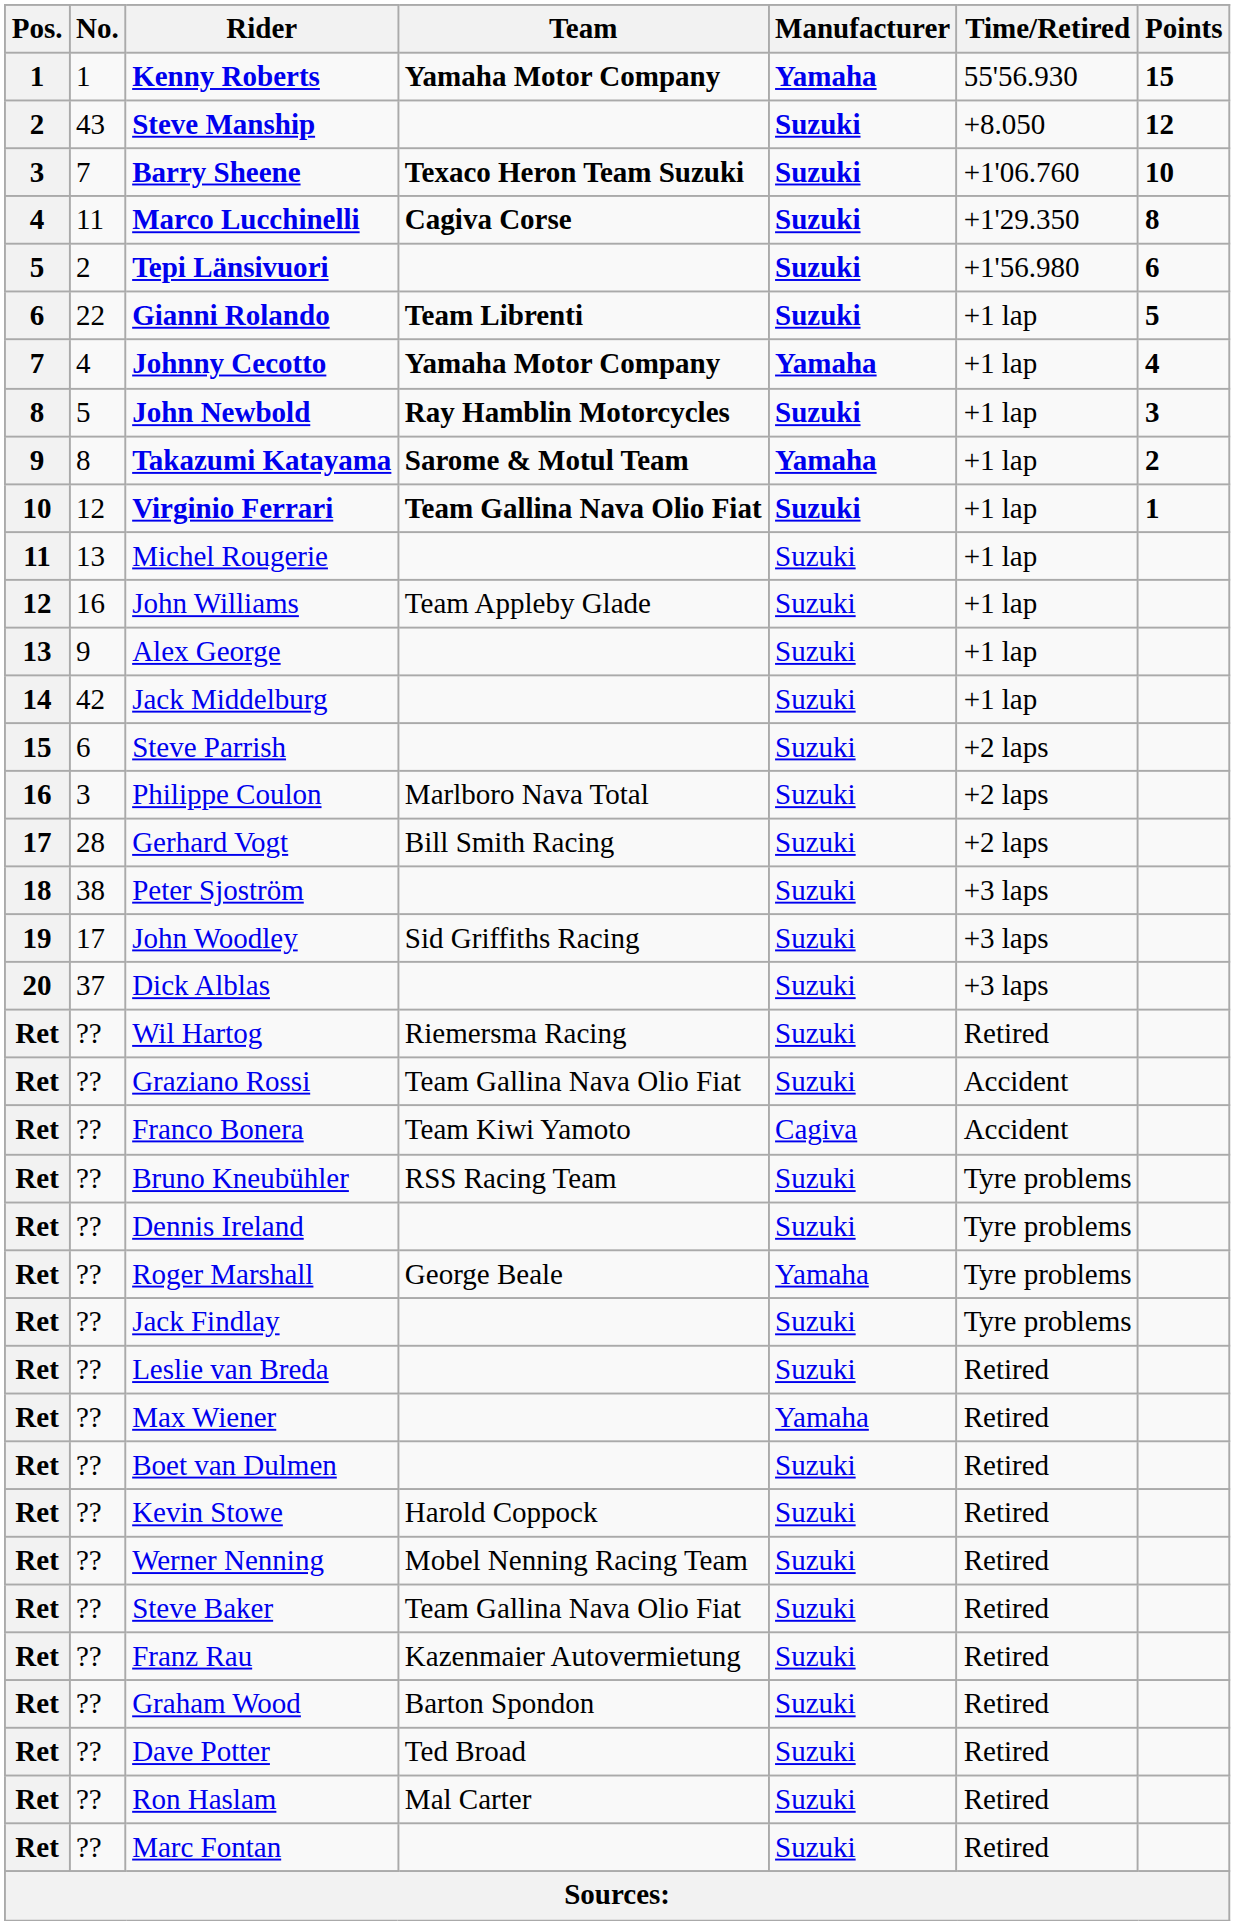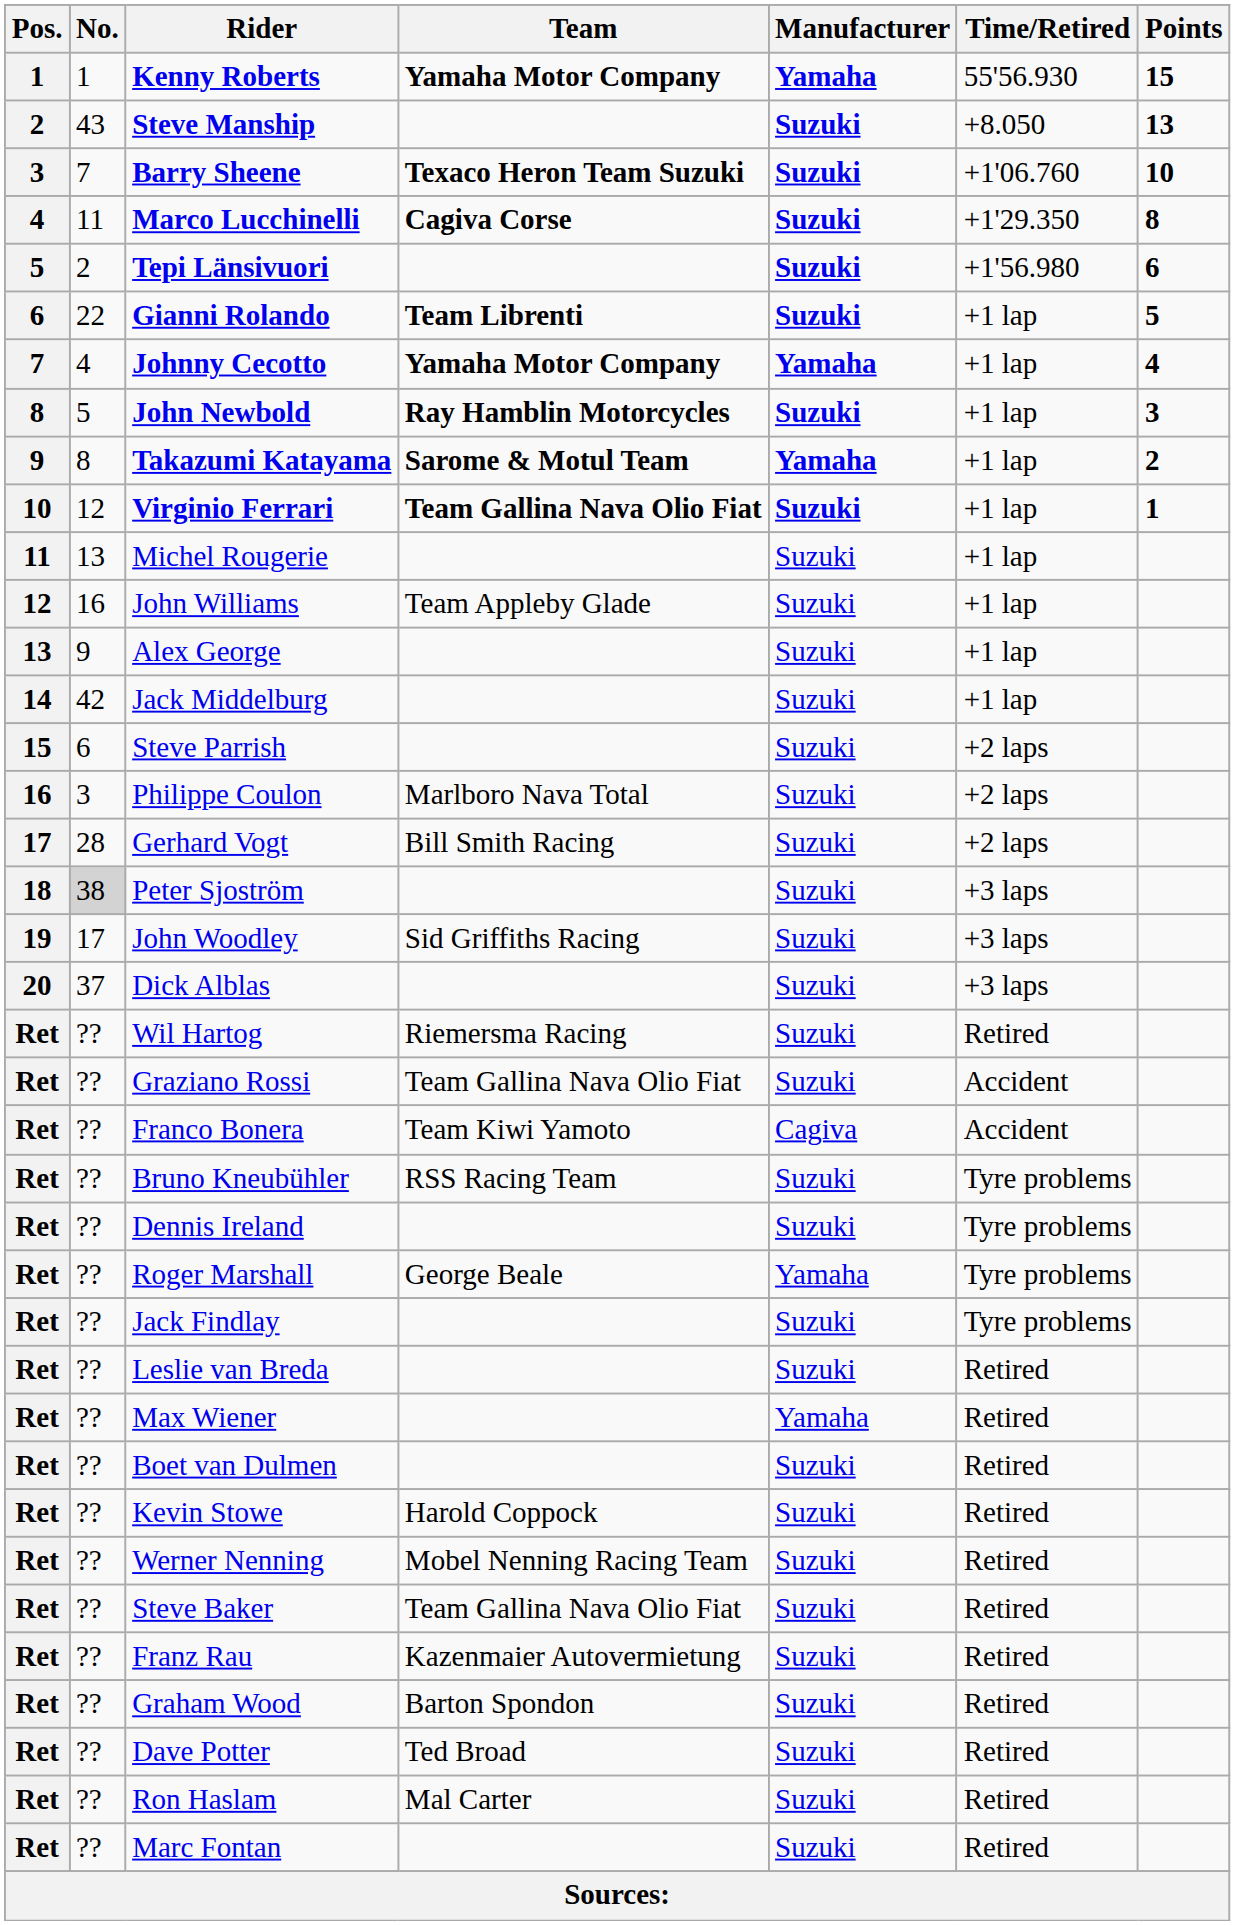(1160, 124) 12 -> (1160, 124) 13
(90, 890) no background -> (90, 890) lightgrey background
